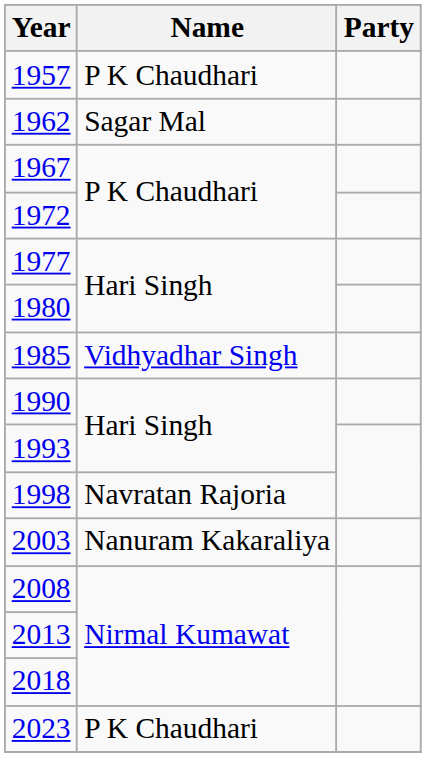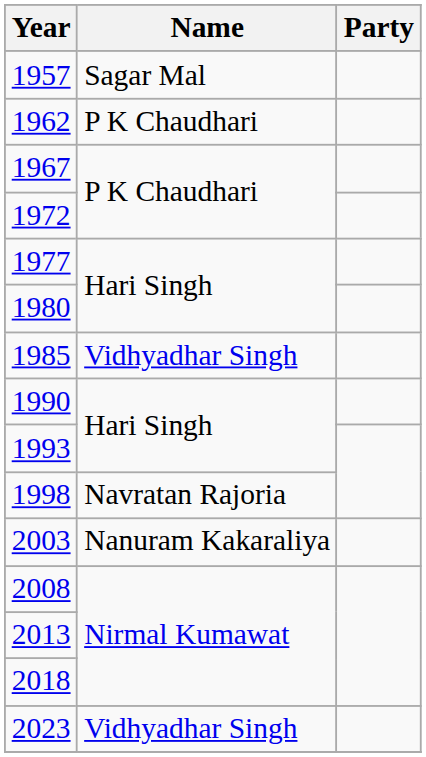(171, 74) P K Chaudhari -> (145, 74) Sagar Mal
(145, 121) Sagar Mal -> (171, 121) P K Chaudhari
(171, 728) P K Chaudhari -> (191, 728) Vidhyadhar Singh
